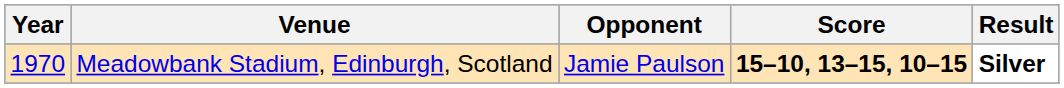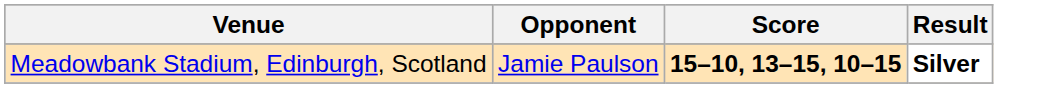- column: (38, 25)
